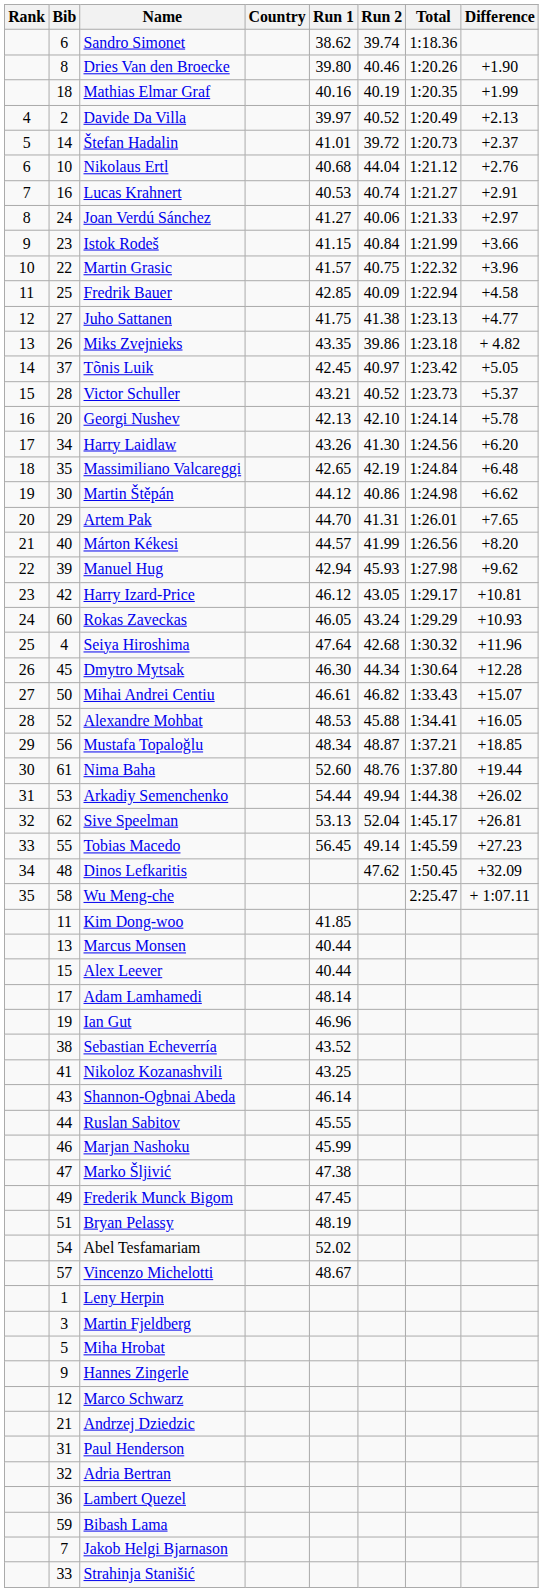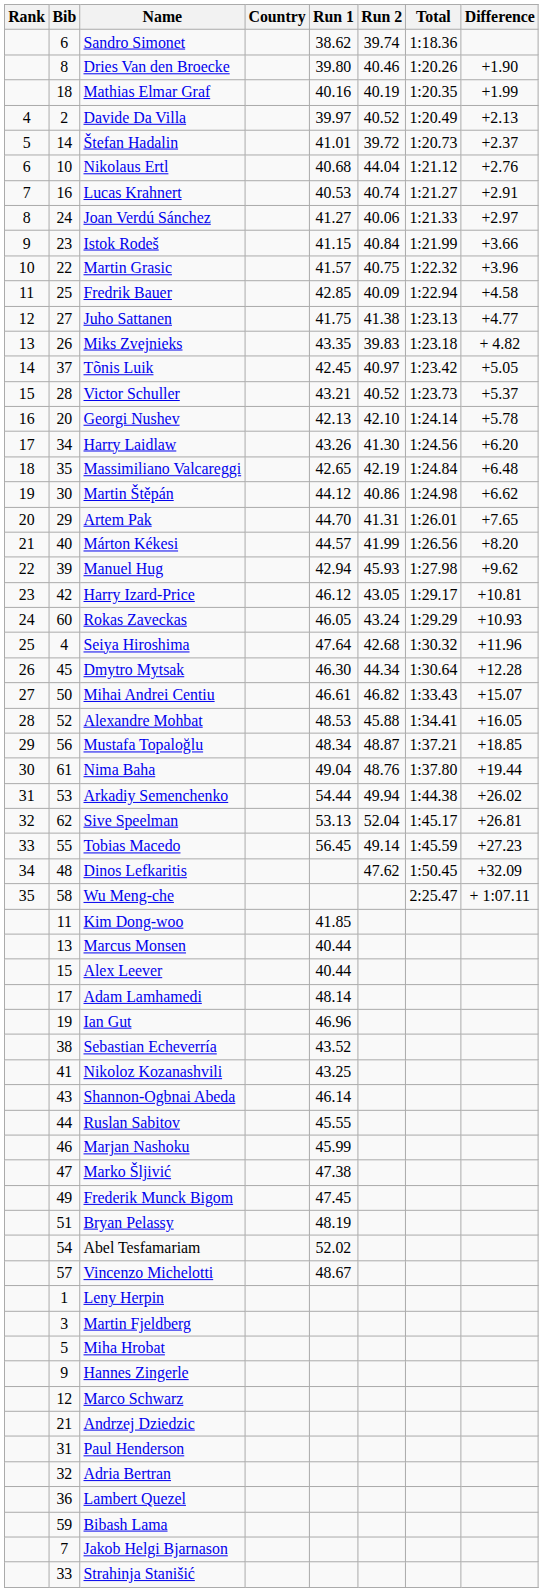(382, 343) 39.86 -> (382, 343) 39.83
(333, 770) 52.60 -> (333, 770) 49.04
